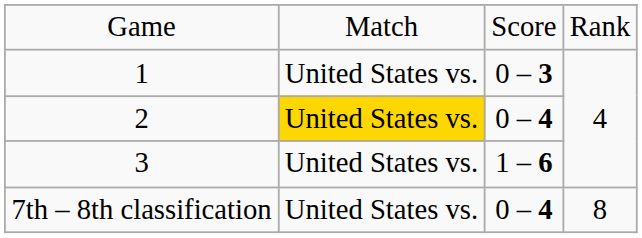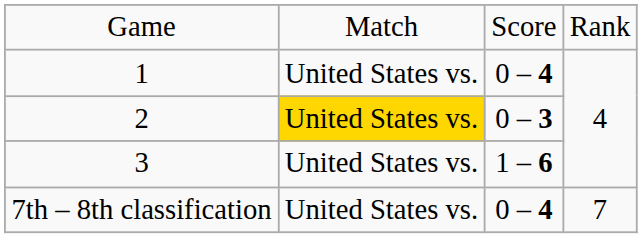(524, 72) 0 – 3 -> (524, 72) 0 – 4
(524, 118) 0 – 4 -> (524, 118) 0 – 3
(600, 208) 8 -> (600, 208) 7
